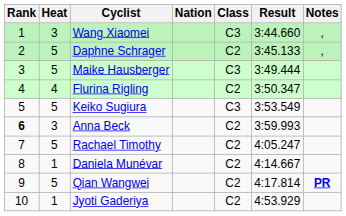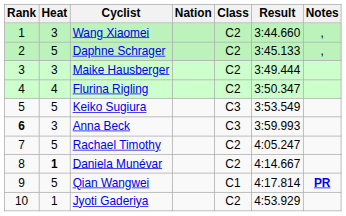(233, 32) C3 -> (233, 32) C2
(54, 70) 5 -> (54, 70) 3
(233, 70) C3 -> (233, 70) C2
(233, 126) C2 -> (233, 126) C3
(54, 164) normal -> (54, 164) bold
(233, 182) C2 -> (233, 182) C1
